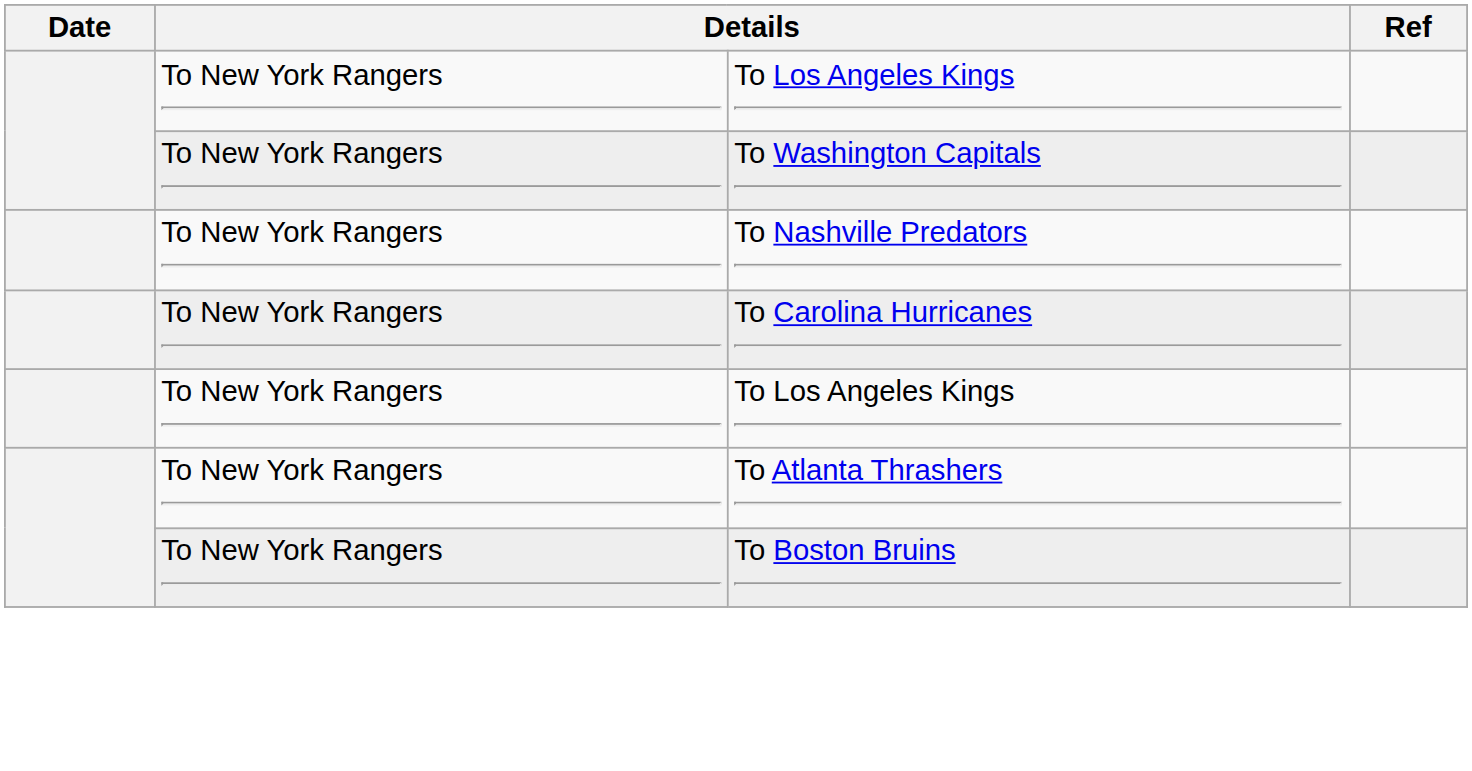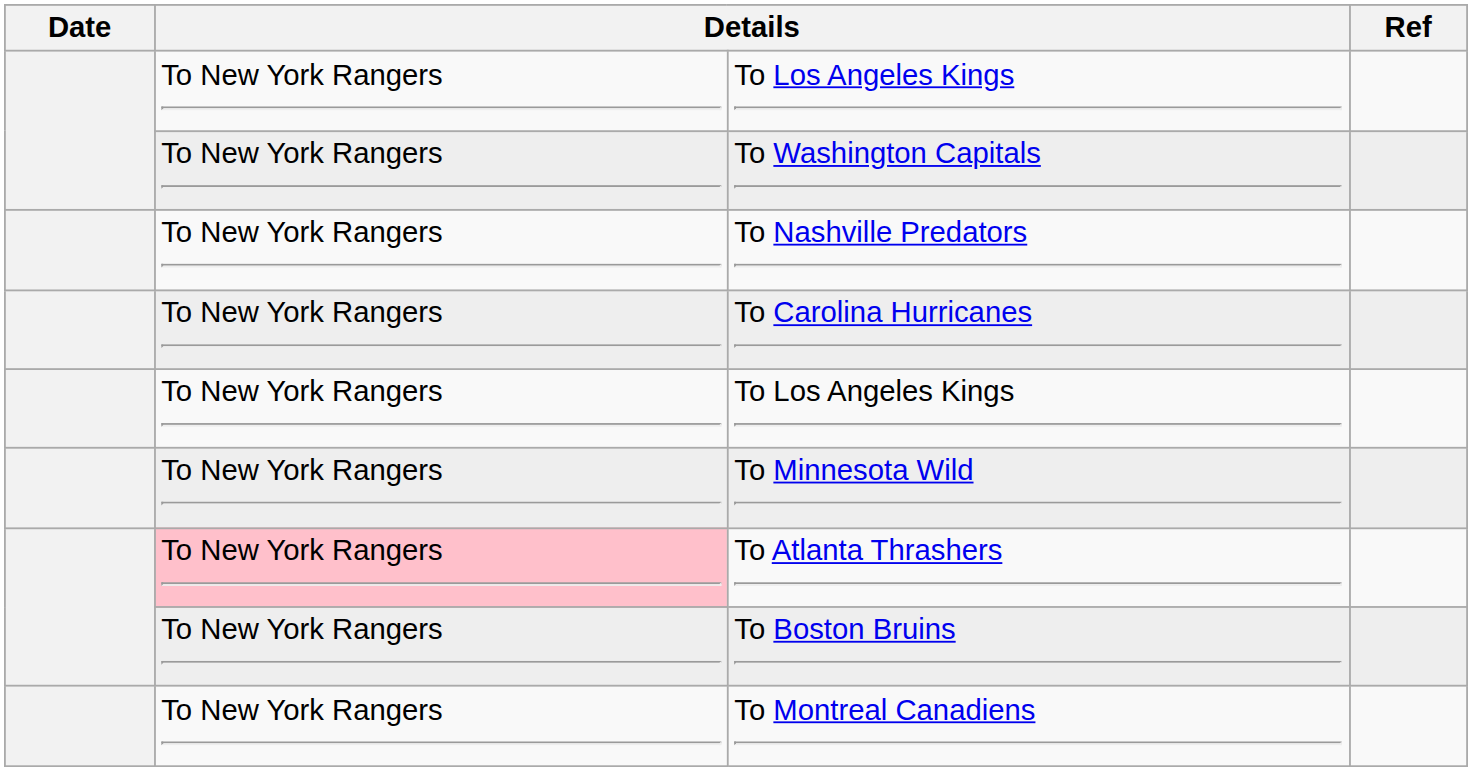+ row: (80, 488)
(441, 481) no background -> (441, 560) pink background
+ row: (80, 726)
